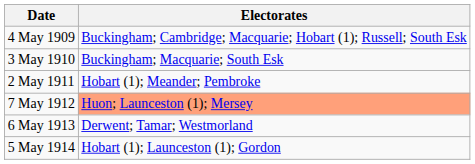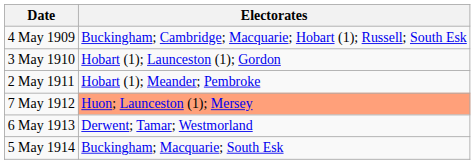(182, 59) Buckingham; Macquarie; South Esk -> (181, 59) Hobart (1); Launceston (1); Gordon
(181, 147) Hobart (1); Launceston (1); Gordon -> (182, 147) Buckingham; Macquarie; South Esk
